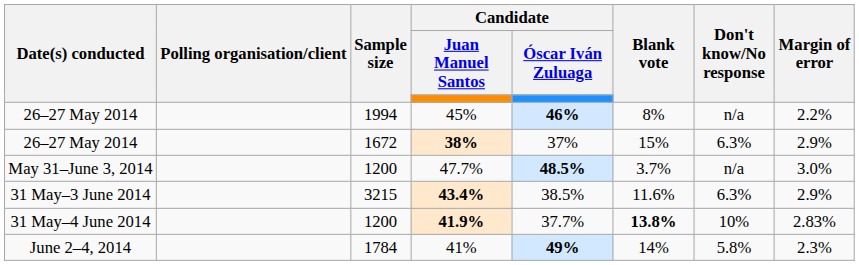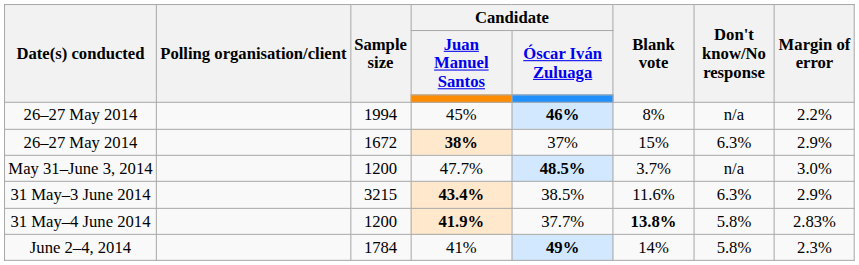(734, 221) 10% -> (734, 221) 5.8%
